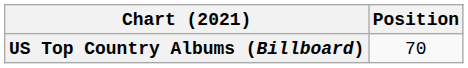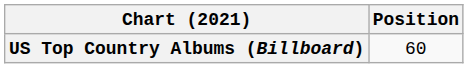(416, 49) 70 -> (416, 49) 60
